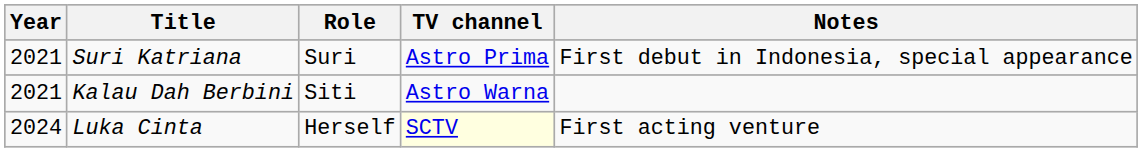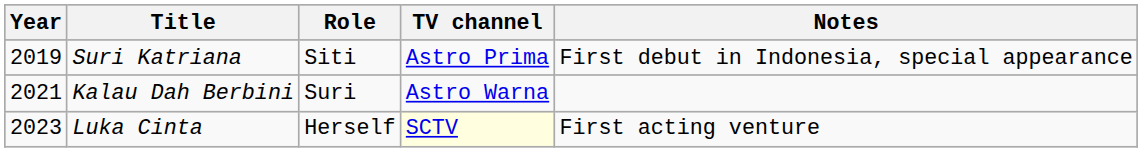(36, 58) 2021 -> (36, 58) 2019
(330, 58) Suri -> (330, 58) Siti
(330, 93) Siti -> (330, 93) Suri
(36, 129) 2024 -> (36, 129) 2023
